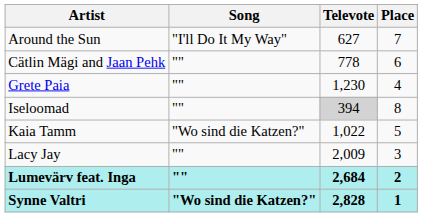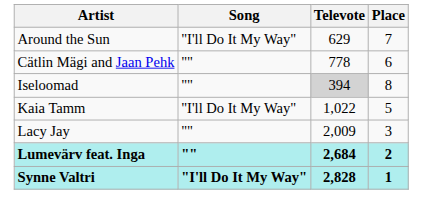(349, 39) 627 -> (339, 39) 629
- row: (39, 85)
(238, 131) "Wo sind die Katzen?" -> (239, 108) "I'll Do It My Way"
(244, 200) "Wo sind die Katzen?" -> (244, 177) "I'll Do It My Way"
